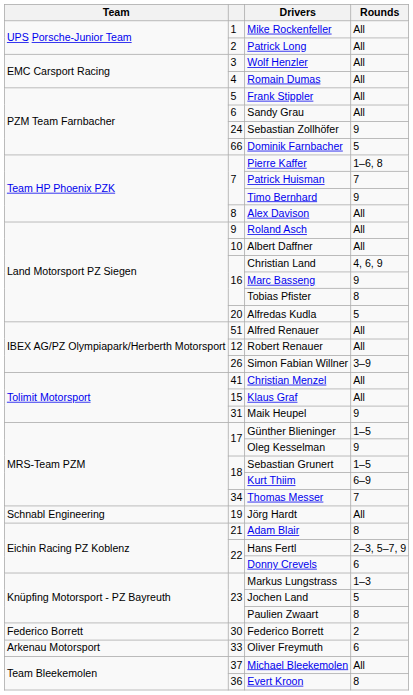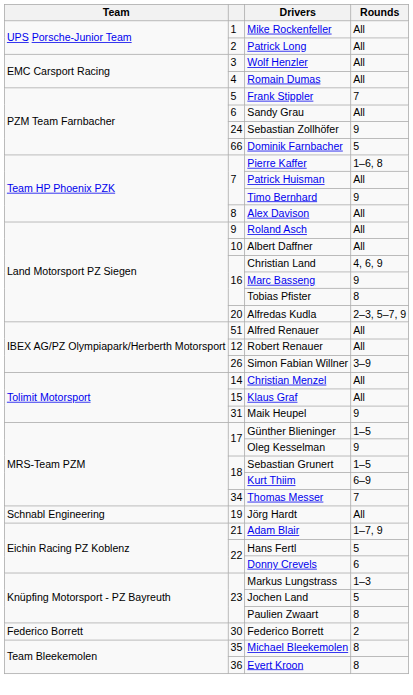(359, 96) All -> (356, 96) 7
(356, 180) 7 -> (359, 180) All
(356, 313) 5 -> (380, 313) 2–3, 5–7, 9
(236, 380) 41 -> (236, 380) 14
(356, 531) 8 -> (368, 531) 1–7, 9
(380, 547) 2–3, 5–7, 9 -> (356, 547) 5
- row: (285, 648)
(236, 664) 37 -> (236, 648) 35
(359, 664) All -> (356, 648) 8
